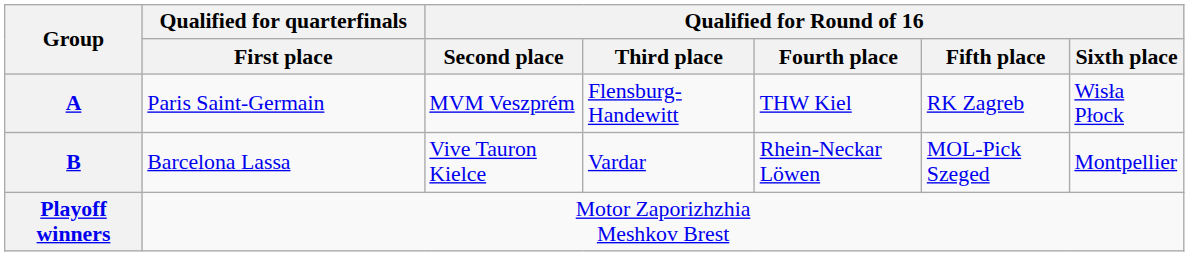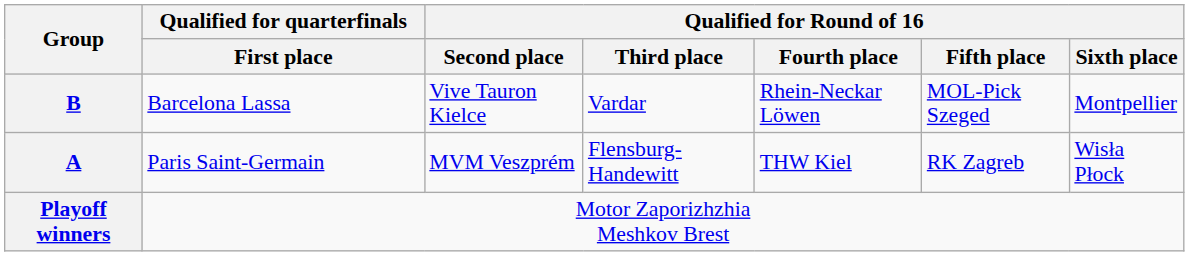rows swapped: (73, 103) <-> (73, 162)
